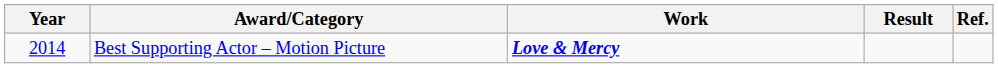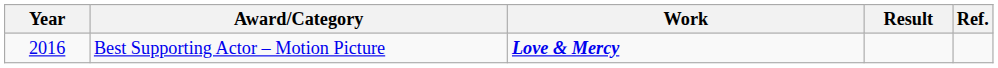(47, 47) 2014 -> (47, 47) 2016
